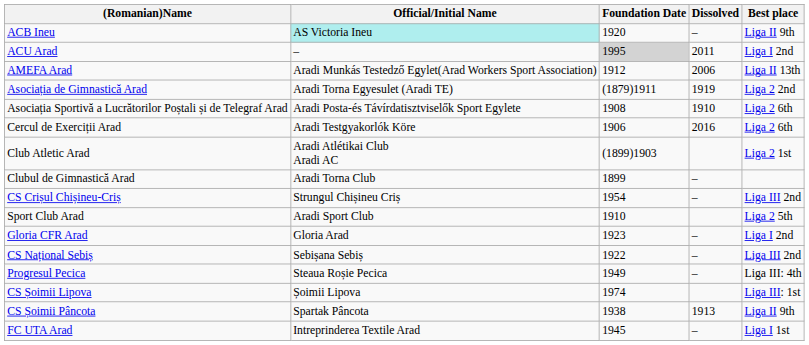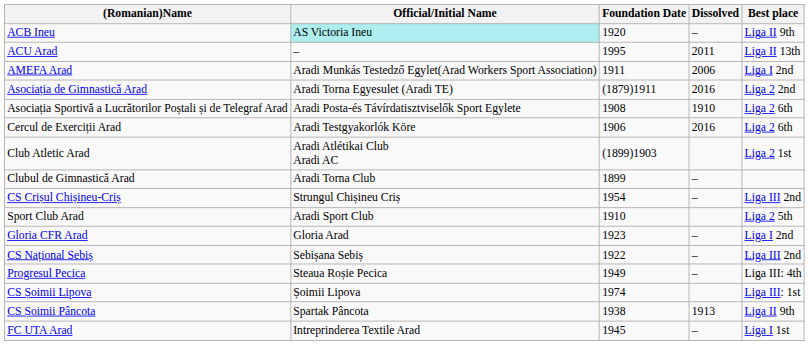(614, 51) lightgrey background -> (614, 51) no background
(769, 51) Liga I 2nd -> (773, 51) Liga II 13th
(614, 70) 1912 -> (614, 70) 1911
(773, 70) Liga II 13th -> (769, 70) Liga I 2nd
(703, 89) 1919 -> (703, 89) 2016
